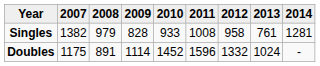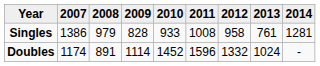(73, 33) 1382 -> (73, 33) 1386
(73, 52) 1175 -> (73, 52) 1174
